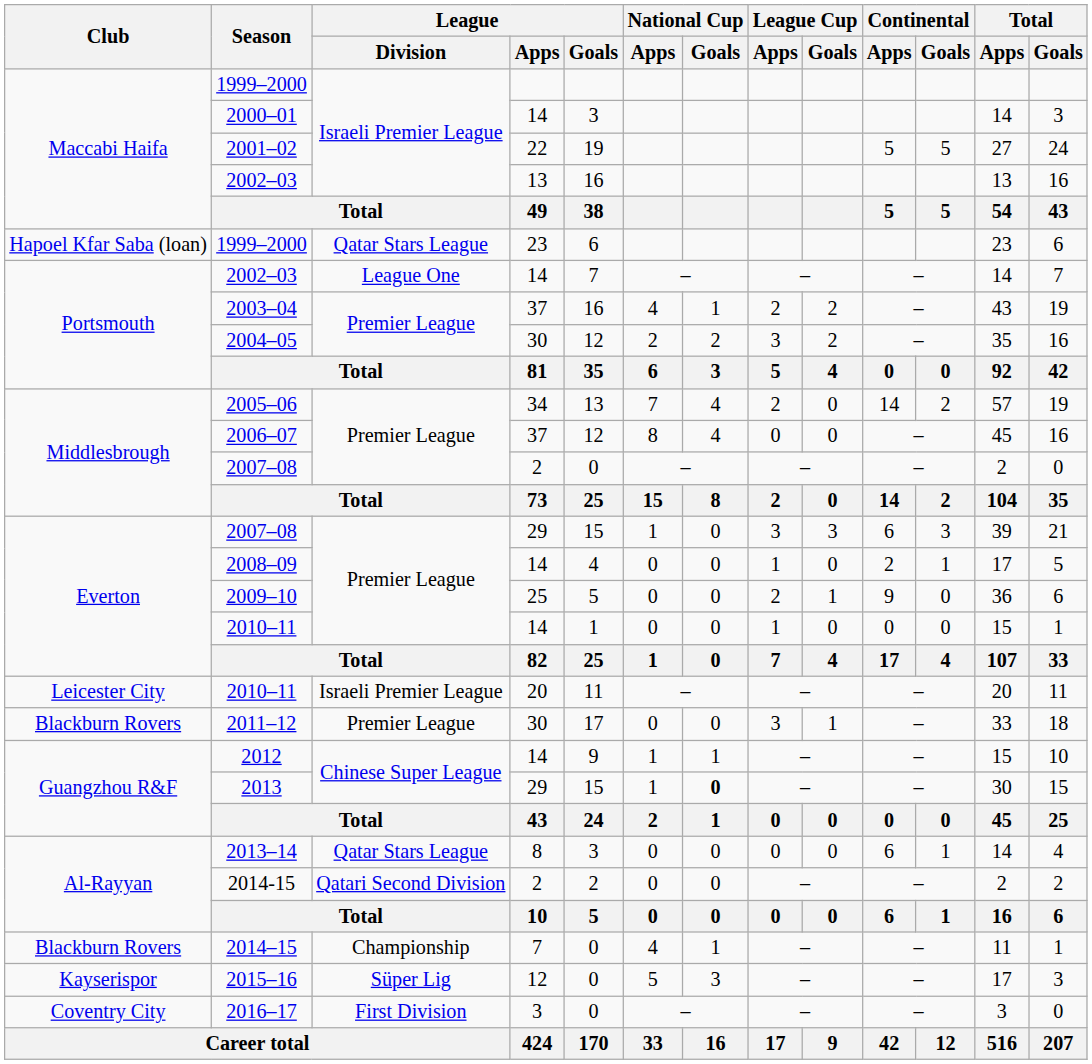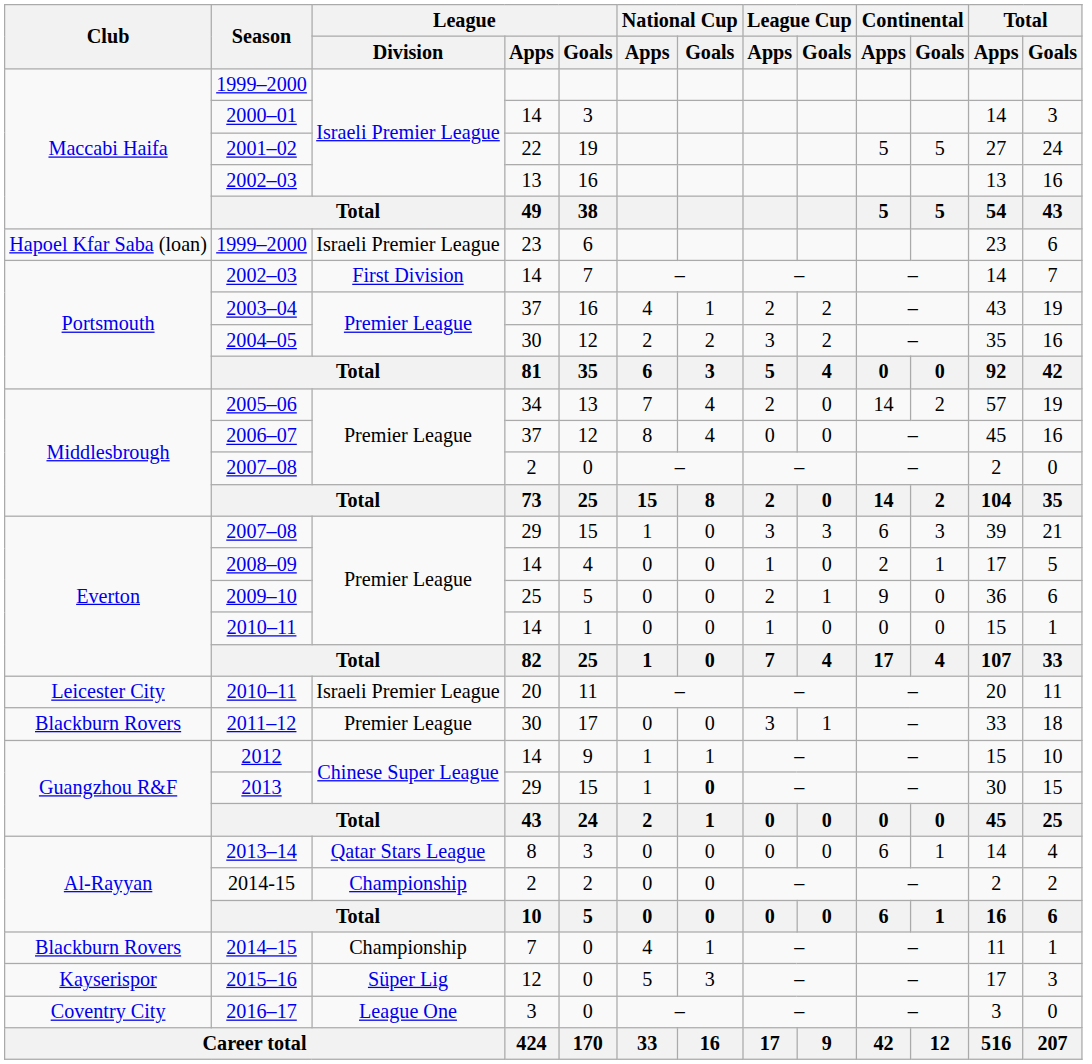(411, 244) Qatar Stars League -> (408, 244) Israeli Premier League
(411, 276) League One -> (408, 276) First Division
(411, 883) Qatari Second Division -> (408, 883) Championship
(411, 1011) First Division -> (408, 1011) League One
